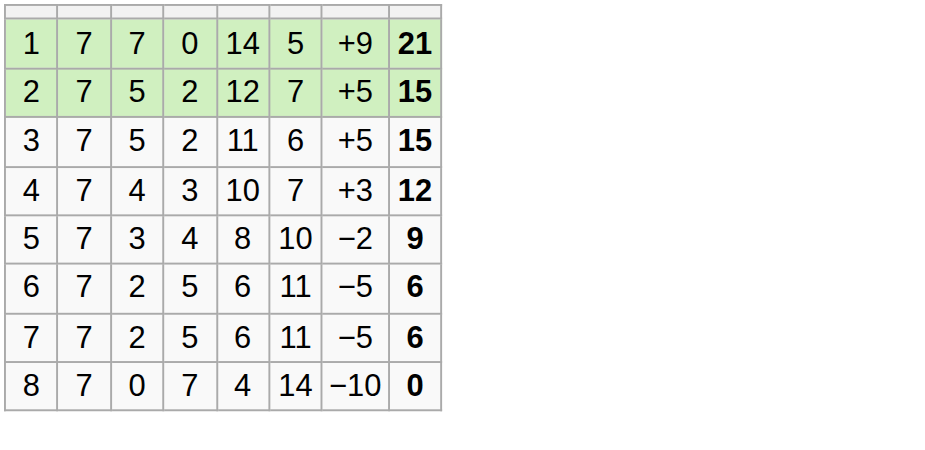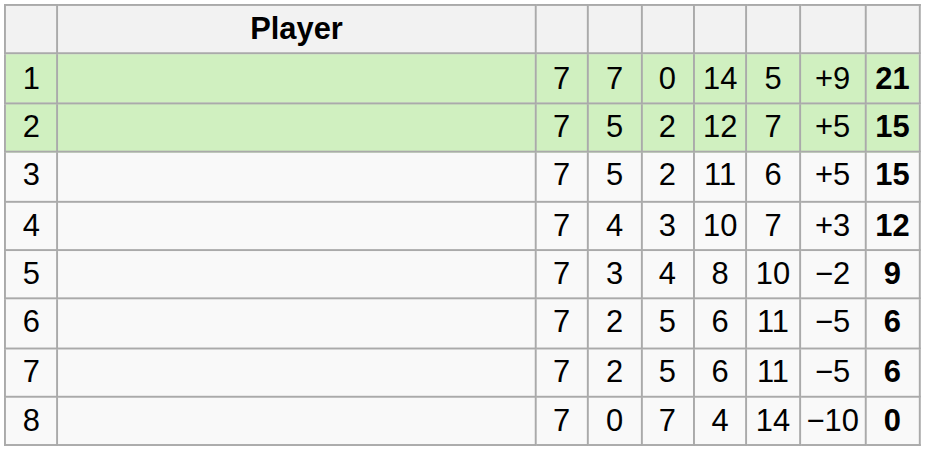+ column: (297, 28)
